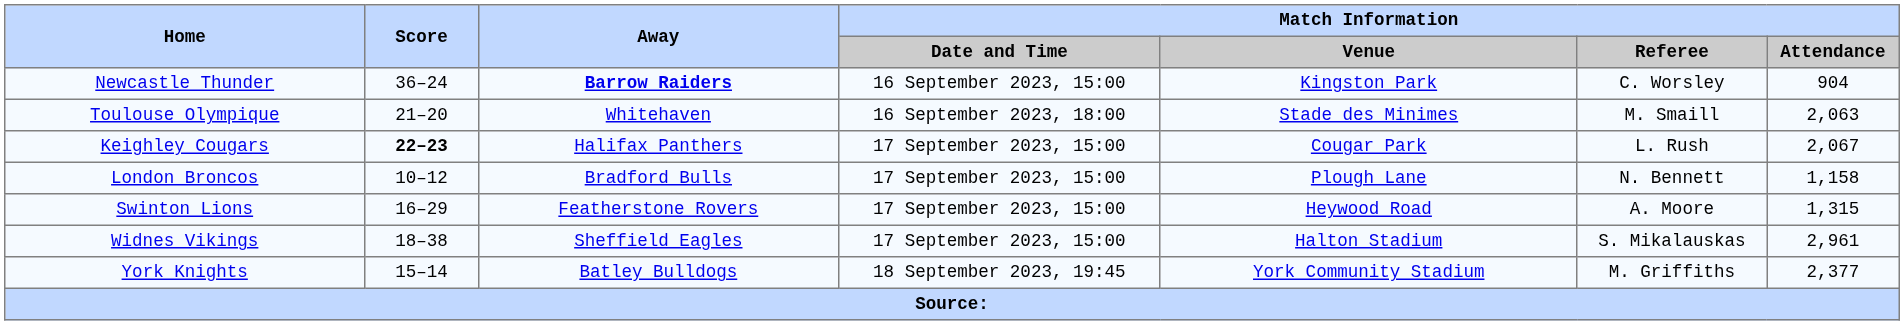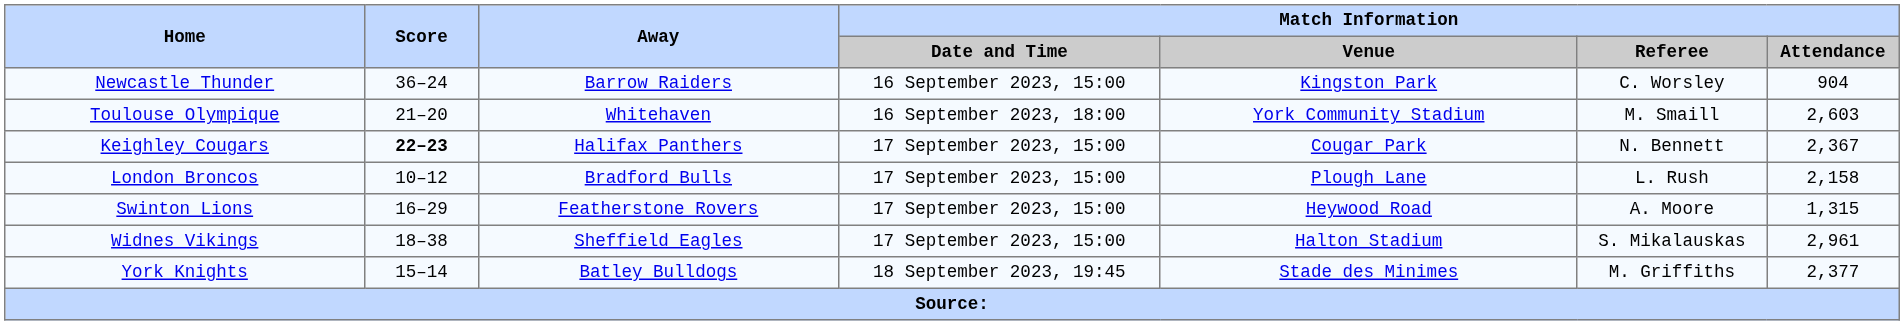(658, 84) bold -> (658, 84) normal
(1369, 115) Stade des Minimes -> (1369, 115) York Community Stadium
(1833, 115) 2,063 -> (1833, 115) 2,603
(1672, 146) L. Rush -> (1672, 146) N. Bennett
(1833, 146) 2,067 -> (1833, 146) 2,367
(1672, 178) N. Bennett -> (1672, 178) L. Rush
(1833, 178) 1,158 -> (1833, 178) 2,158
(1369, 272) York Community Stadium -> (1369, 272) Stade des Minimes
